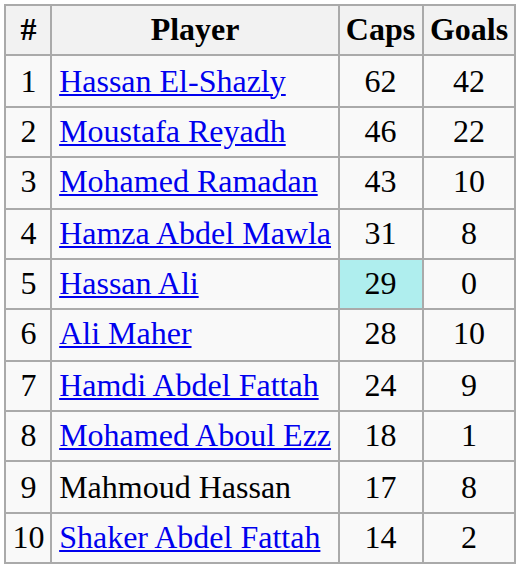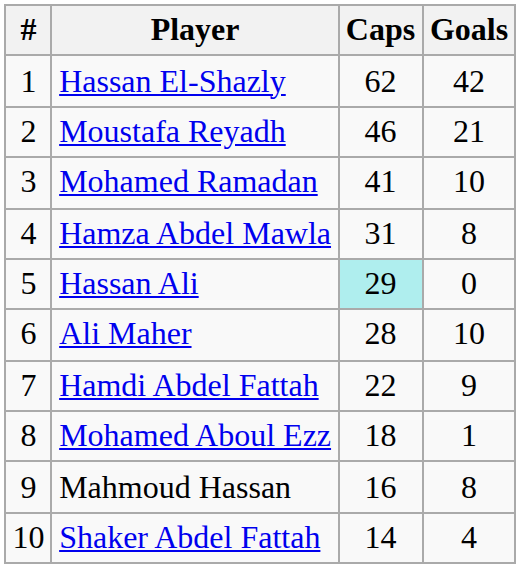(469, 131) 22 -> (469, 131) 21
(380, 182) 43 -> (380, 182) 41
(380, 385) 24 -> (380, 385) 22
(380, 486) 17 -> (380, 486) 16
(469, 537) 2 -> (469, 537) 4
